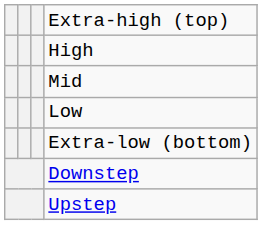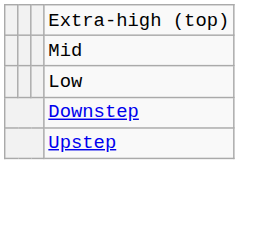- row: (71, 51)
- row: (150, 143)
